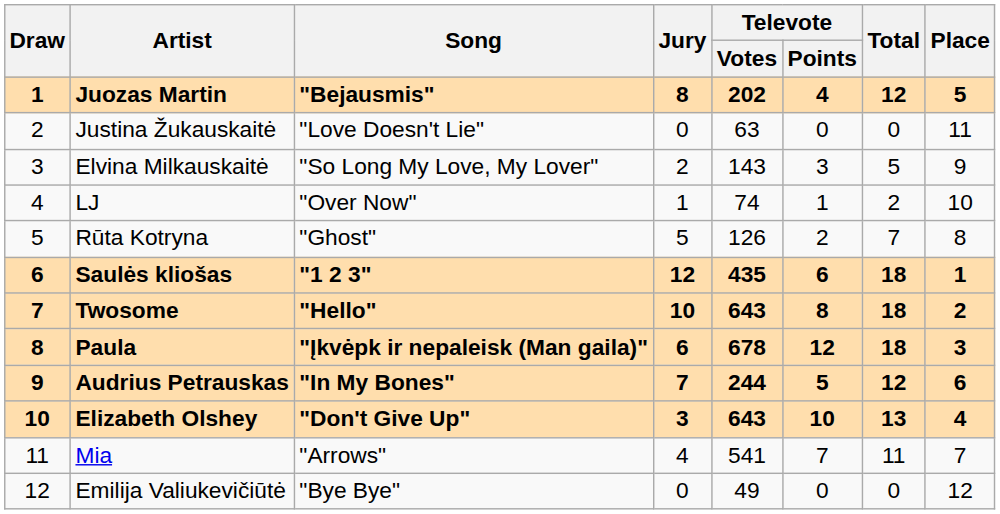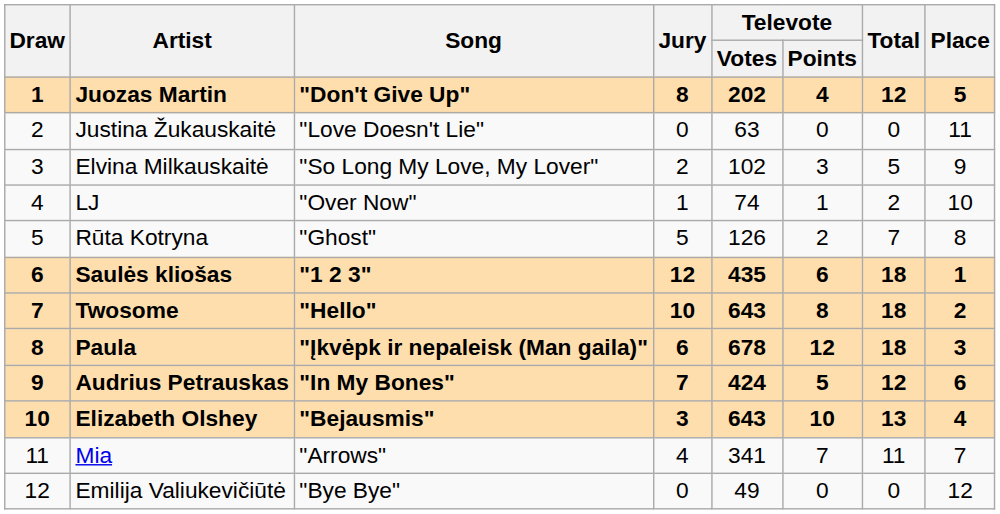(367, 94) "Bejausmis" -> (385, 94) "Don't Give Up"
(747, 166) 143 -> (747, 166) 102
(747, 382) 244 -> (747, 382) 424
(385, 418) "Don't Give Up" -> (367, 418) "Bejausmis"
(747, 454) 541 -> (747, 454) 341
